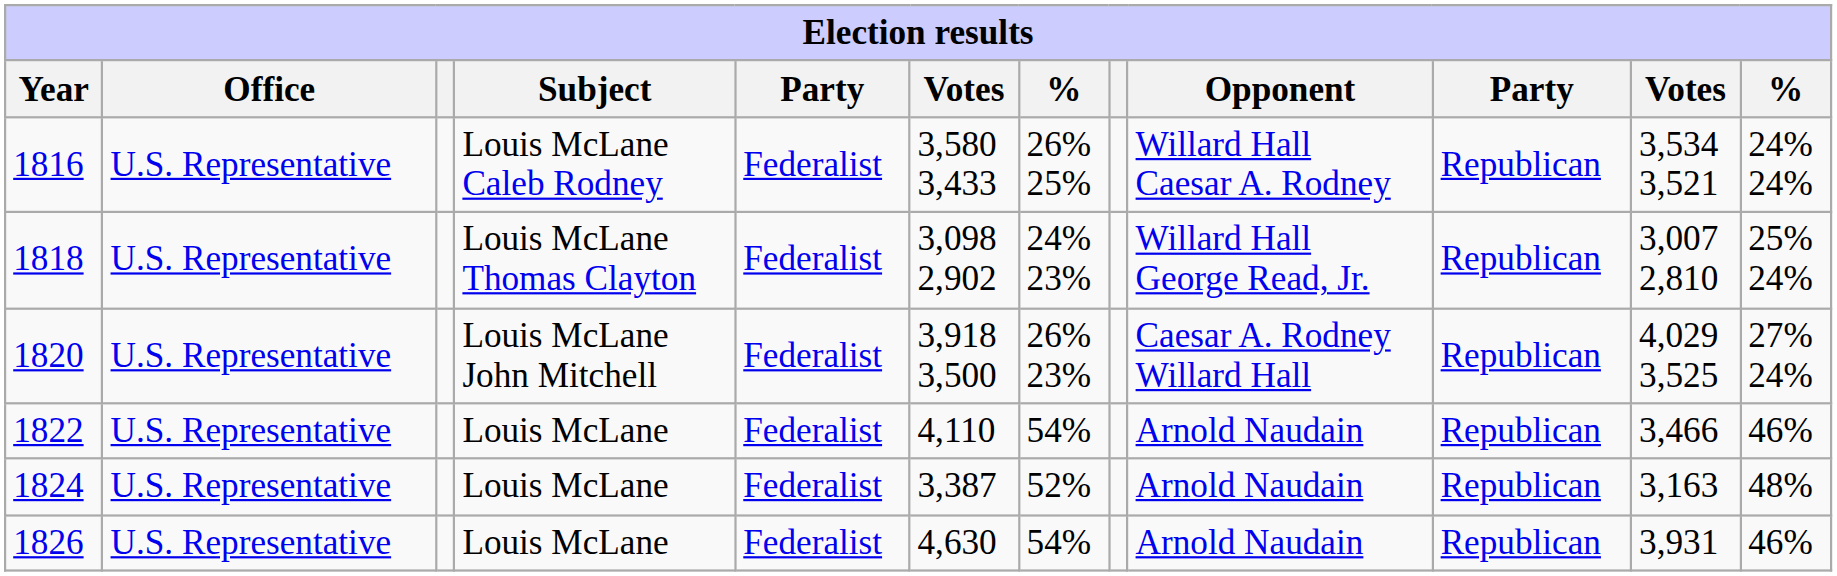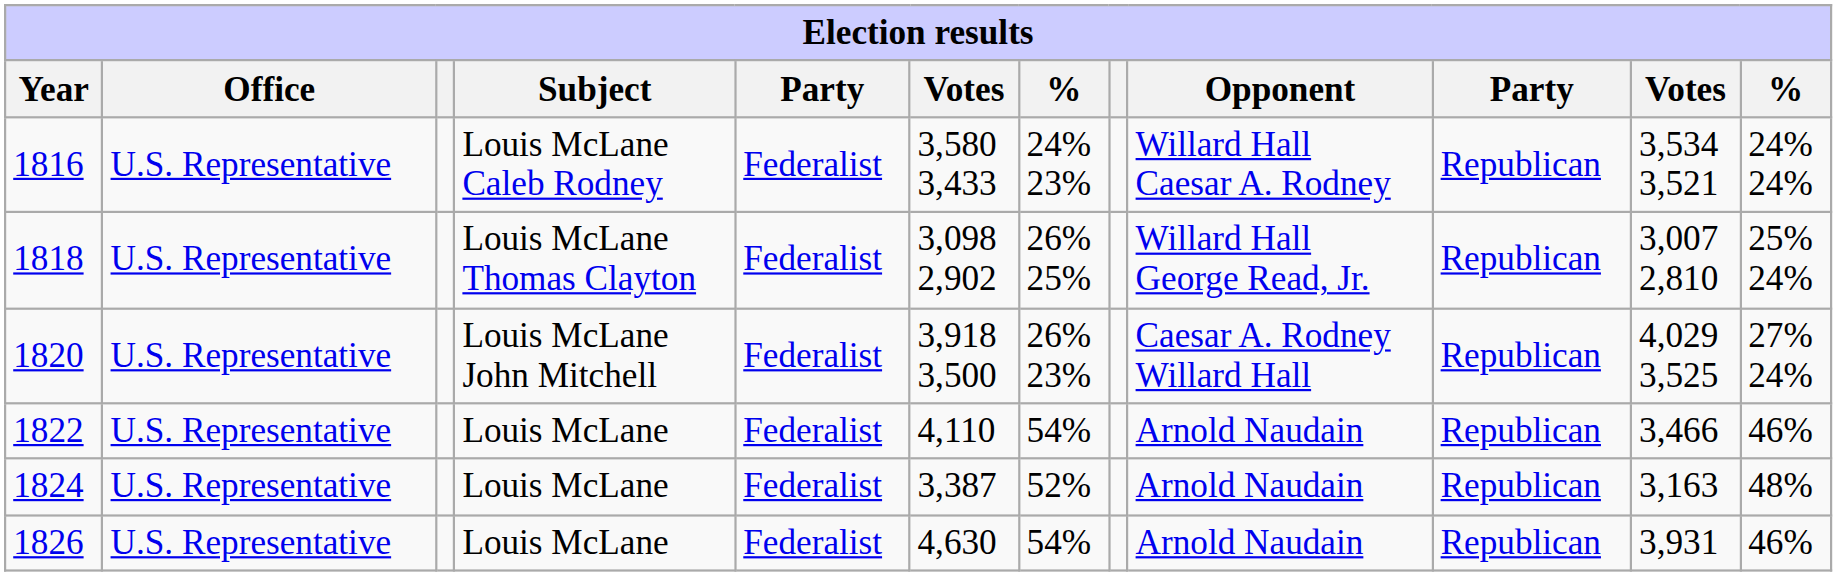(1059, 163) 26% 25% -> (1059, 163) 24% 23%
(1059, 259) 24% 23% -> (1059, 259) 26% 25%
